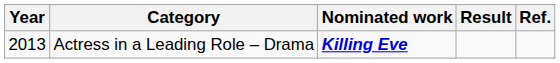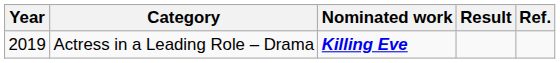(27, 44) 2013 -> (27, 44) 2019
